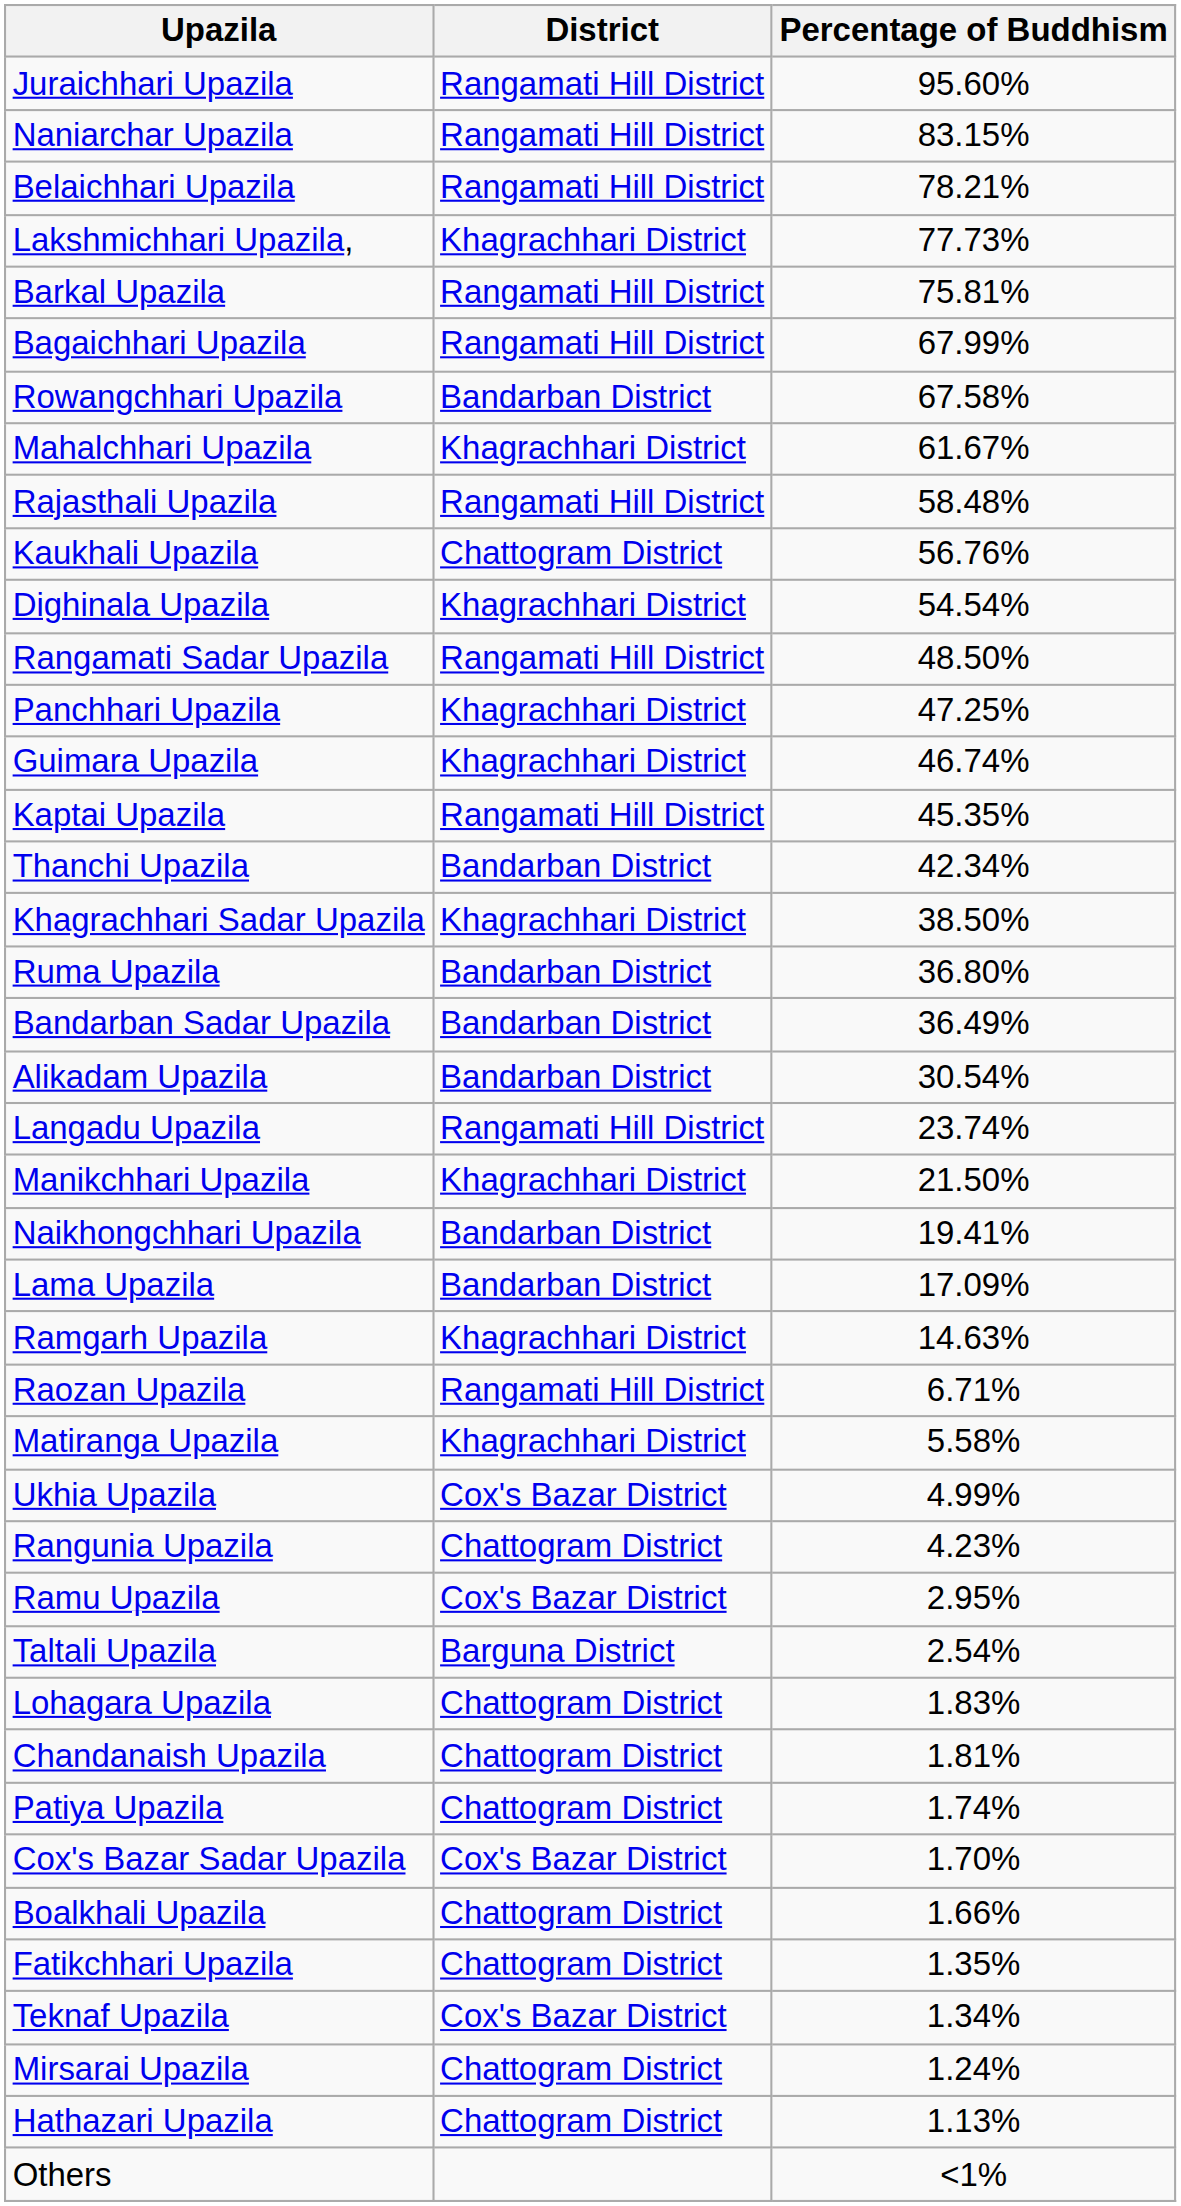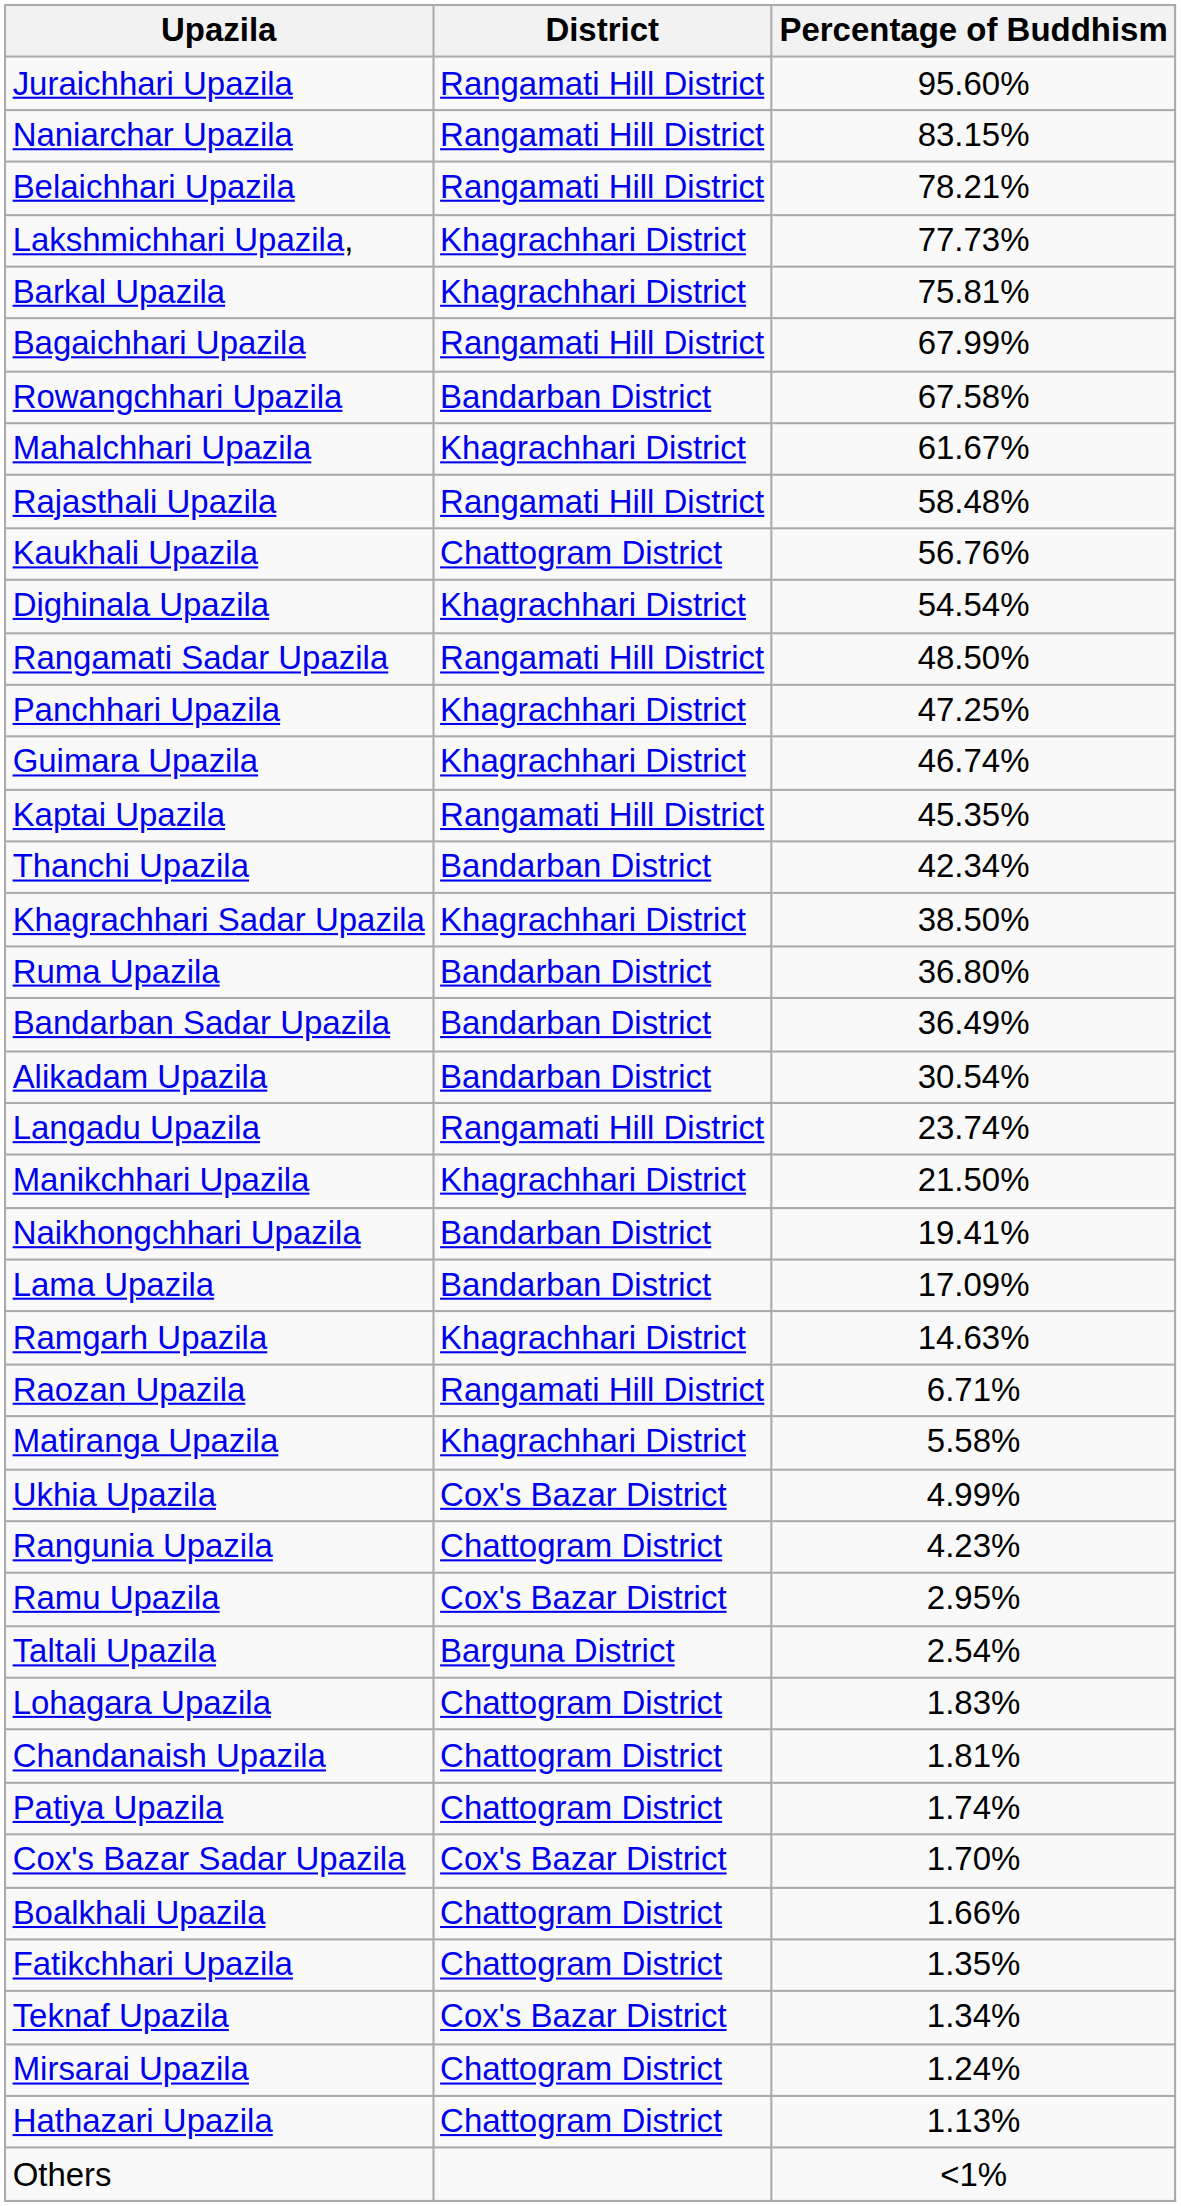(602, 291) Rangamati Hill District -> (593, 291) Khagrachhari District
